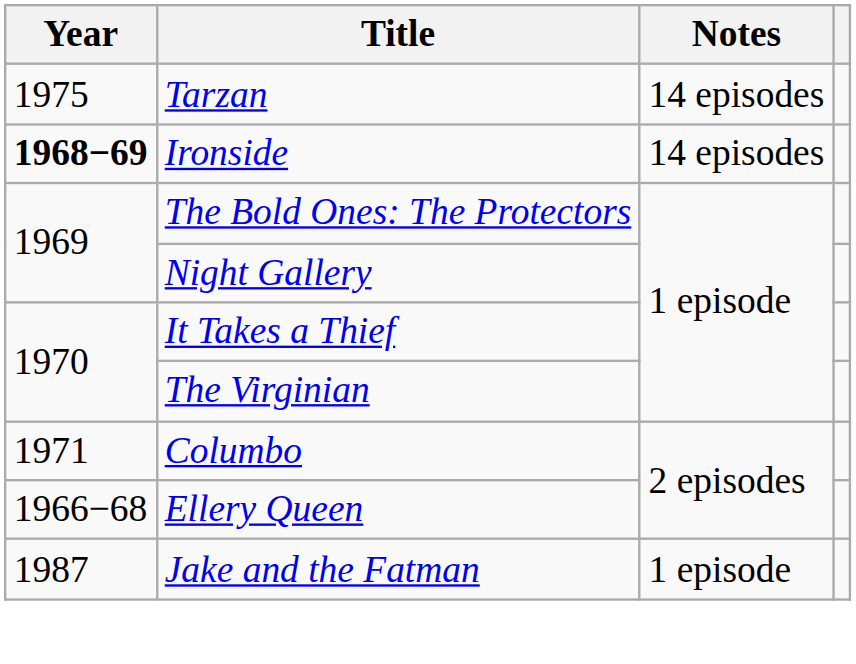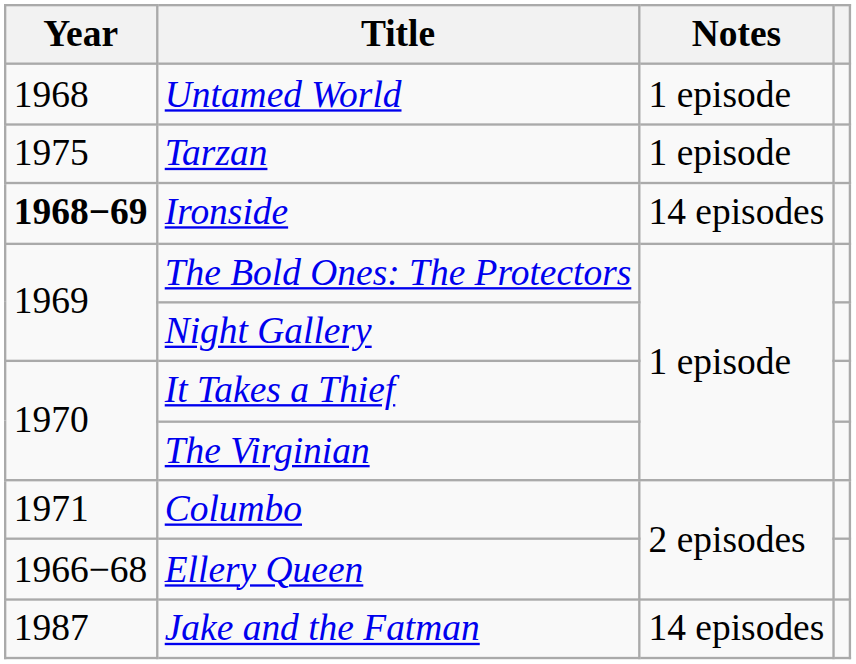+ row: (283, 93)
(736, 93) 14 episodes -> (720, 152) 1 episode
(720, 568) 1 episode -> (736, 627) 14 episodes
